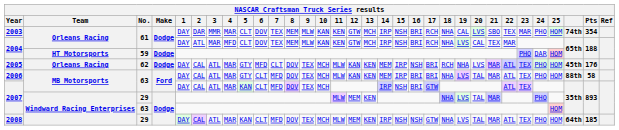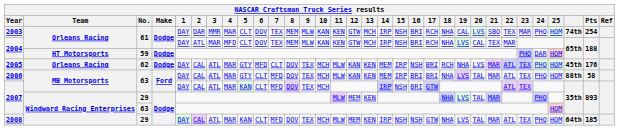(591, 31) 354 -> (591, 31) 254
